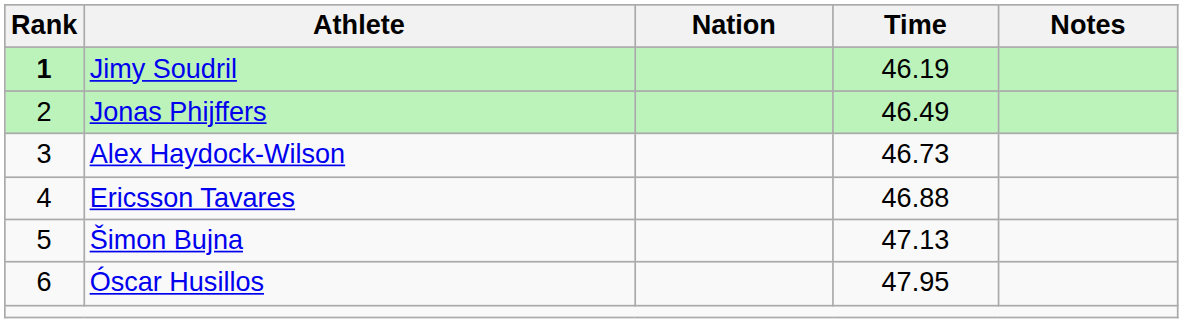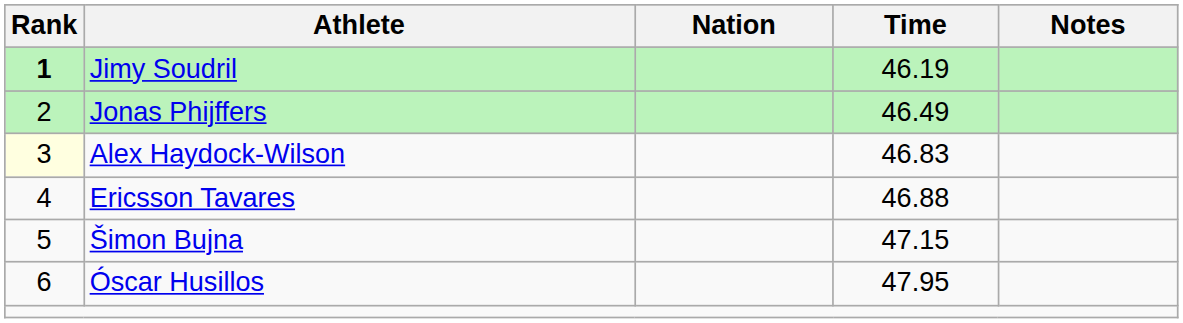(44, 154) no background -> (44, 154) lightyellow background
(915, 154) 46.73 -> (915, 154) 46.83
(915, 240) 47.13 -> (915, 240) 47.15
